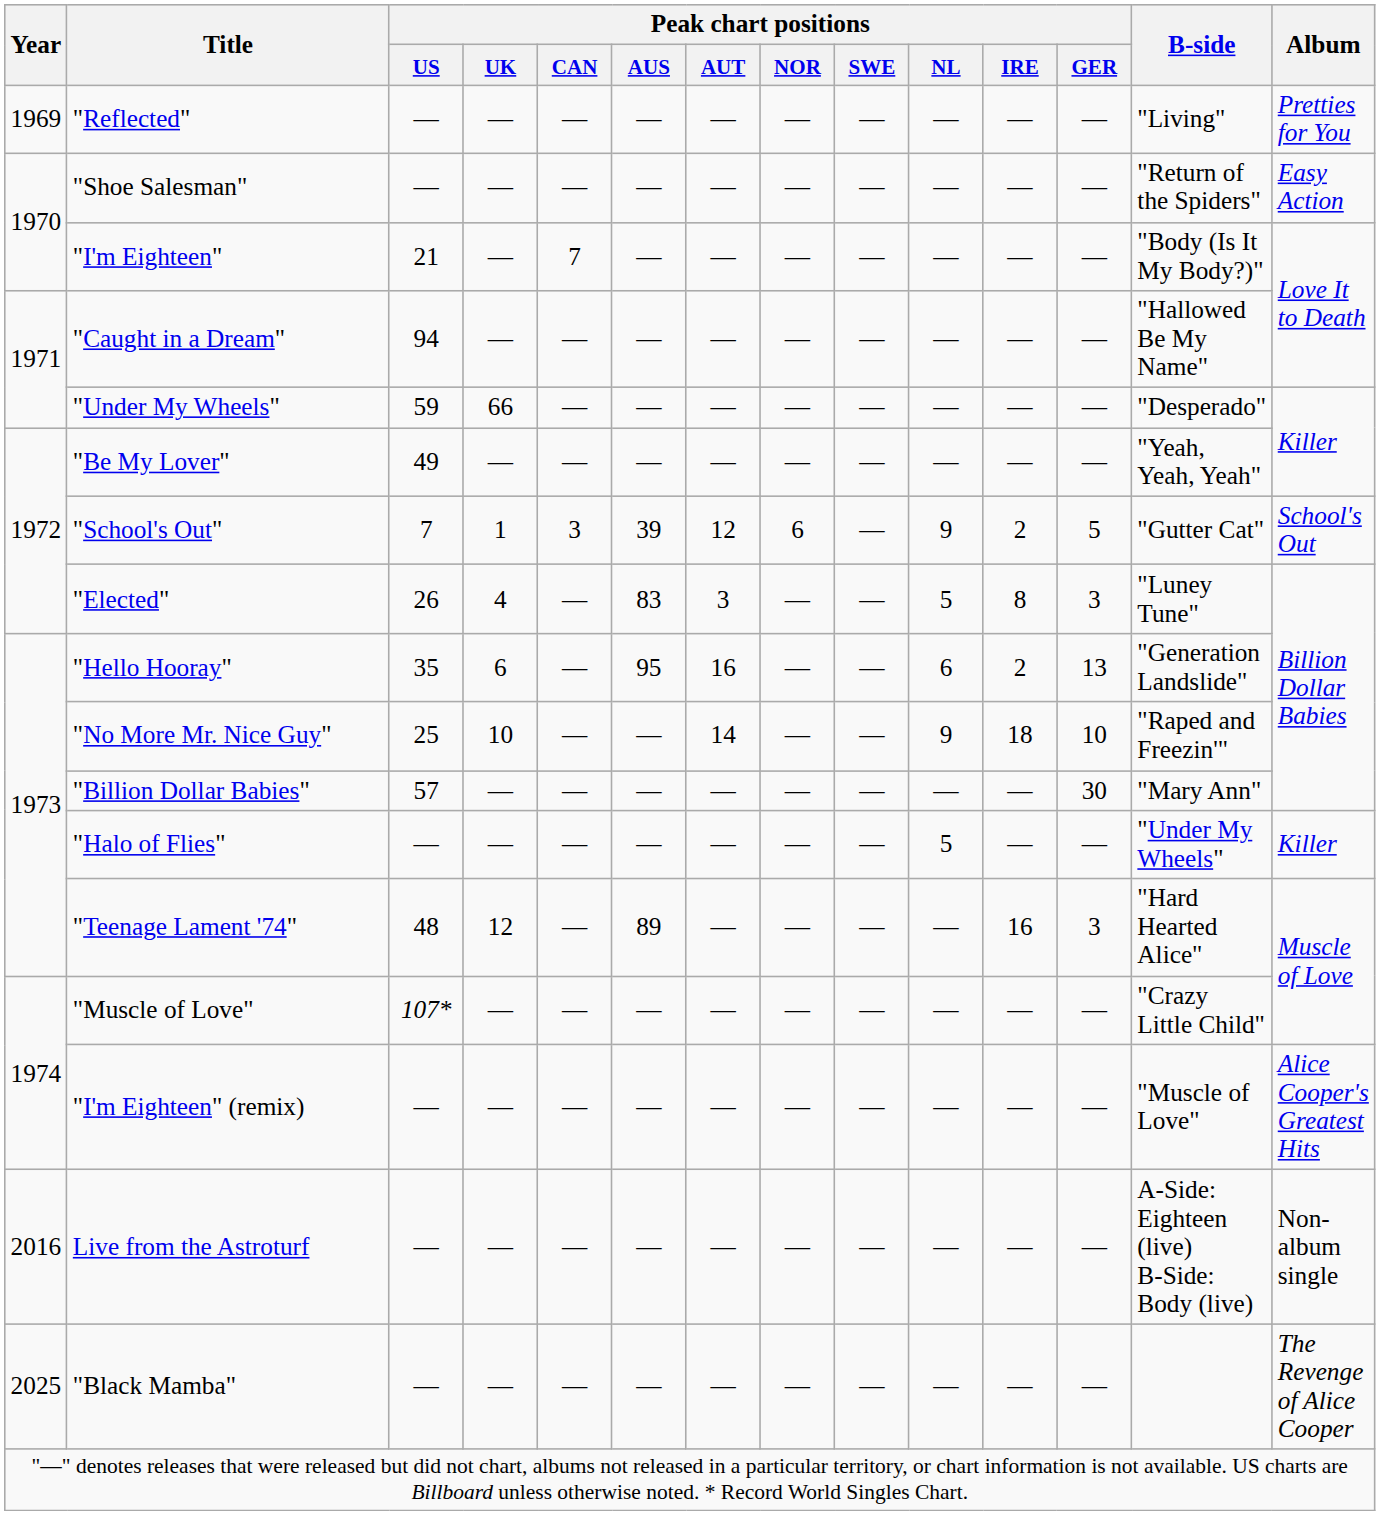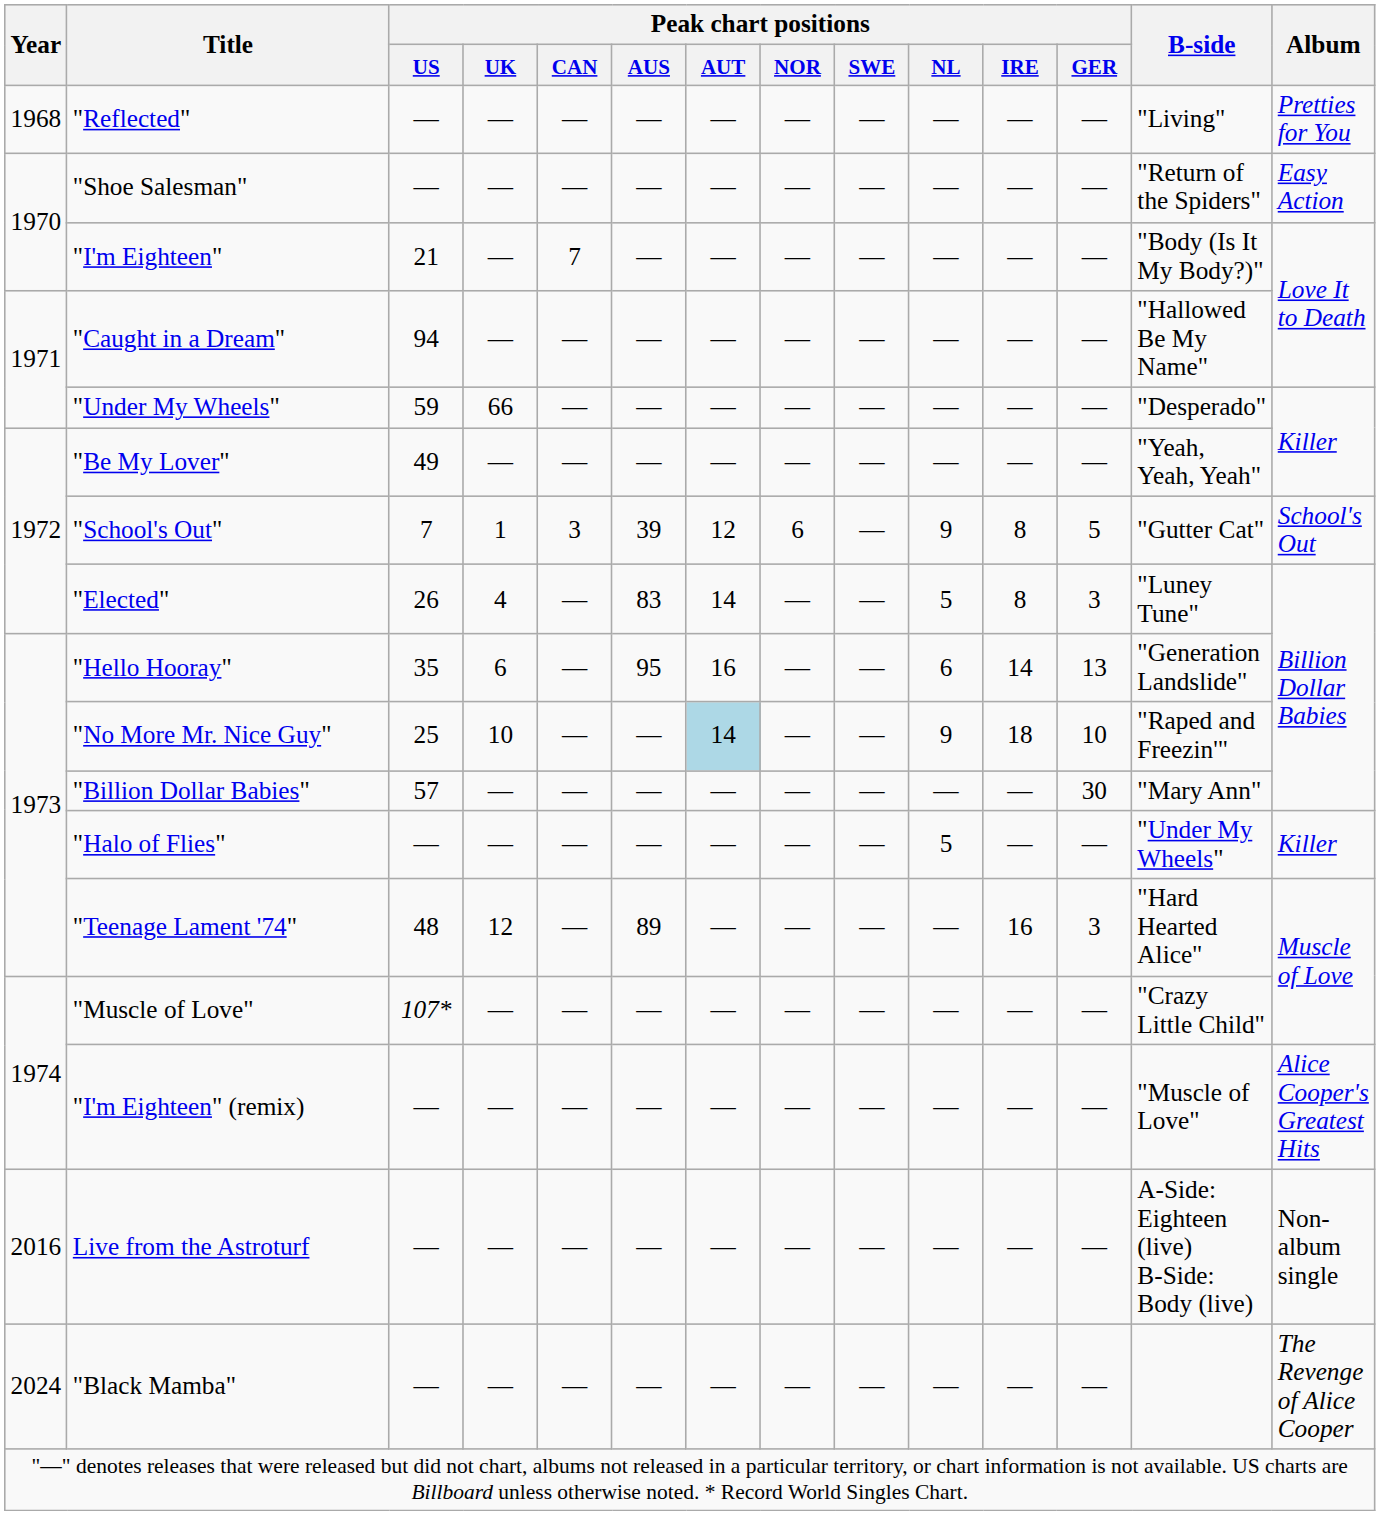(36, 118) 1969 -> (36, 118) 1968
(1020, 530) 2 -> (1020, 530) 8
(723, 598) 3 -> (723, 598) 14
(1020, 667) 2 -> (1020, 667) 14
(723, 735) no background -> (723, 735) lightblue background
(36, 1386) 2025 -> (36, 1386) 2024
